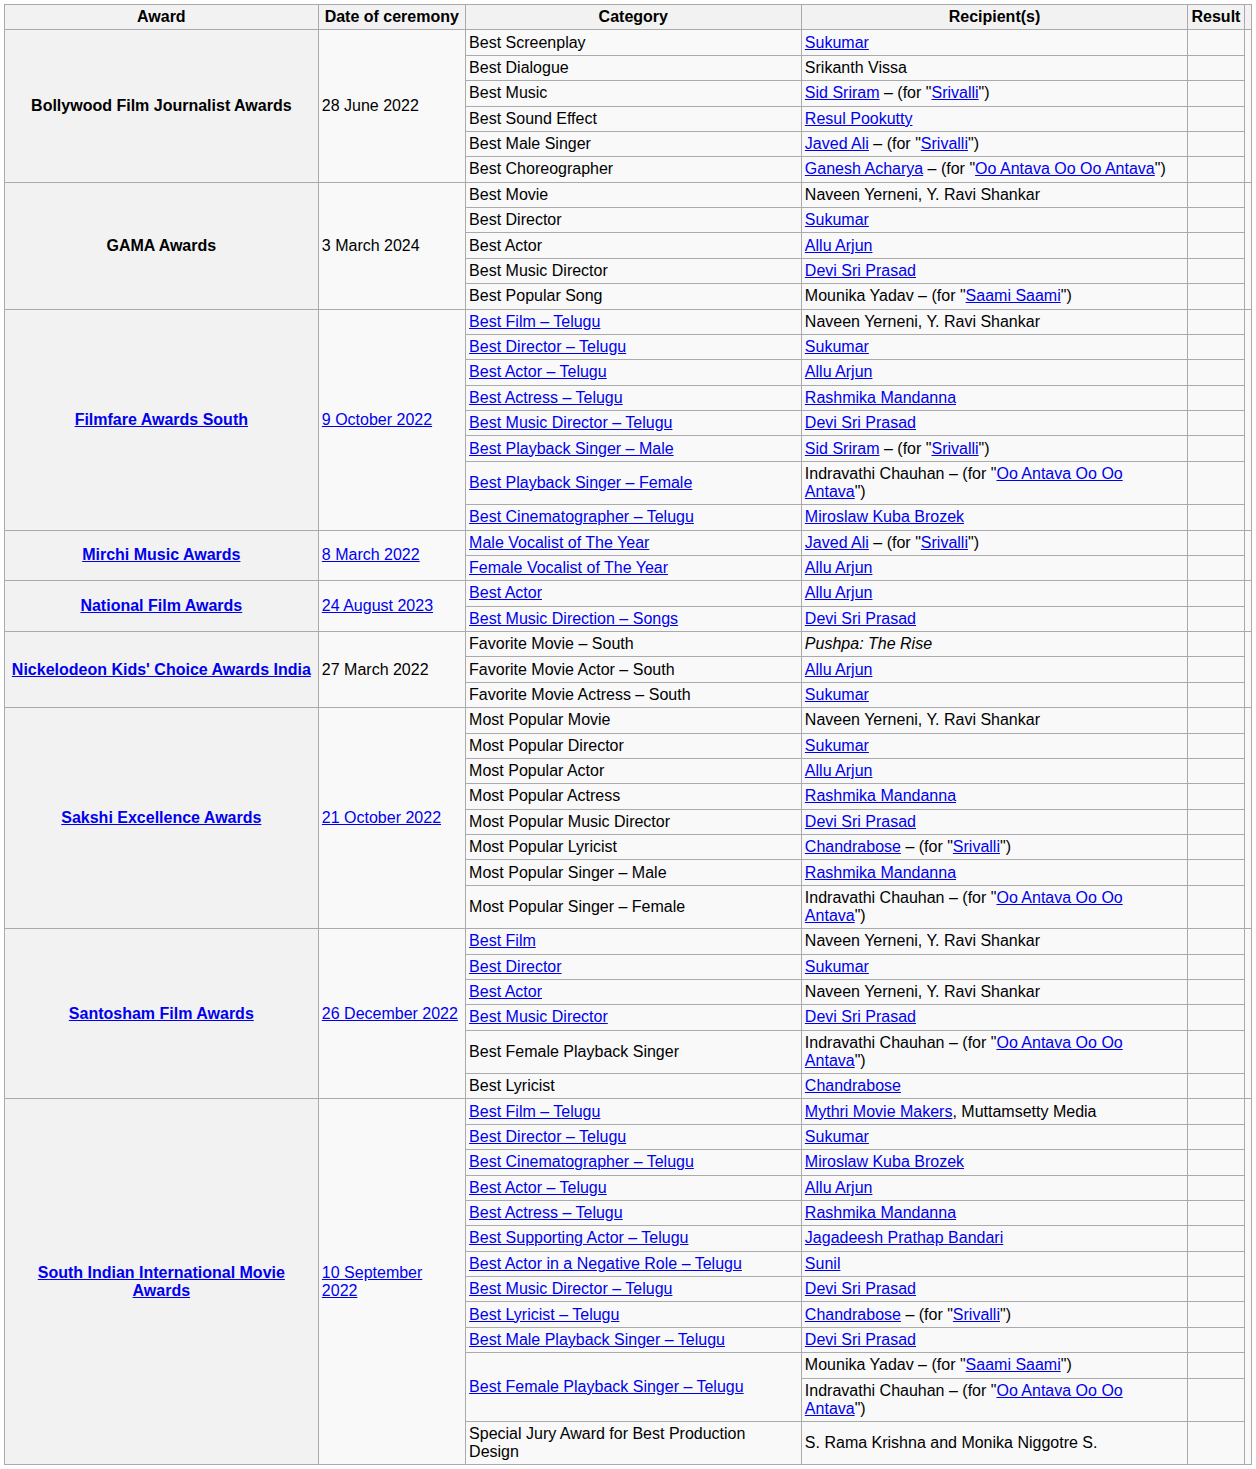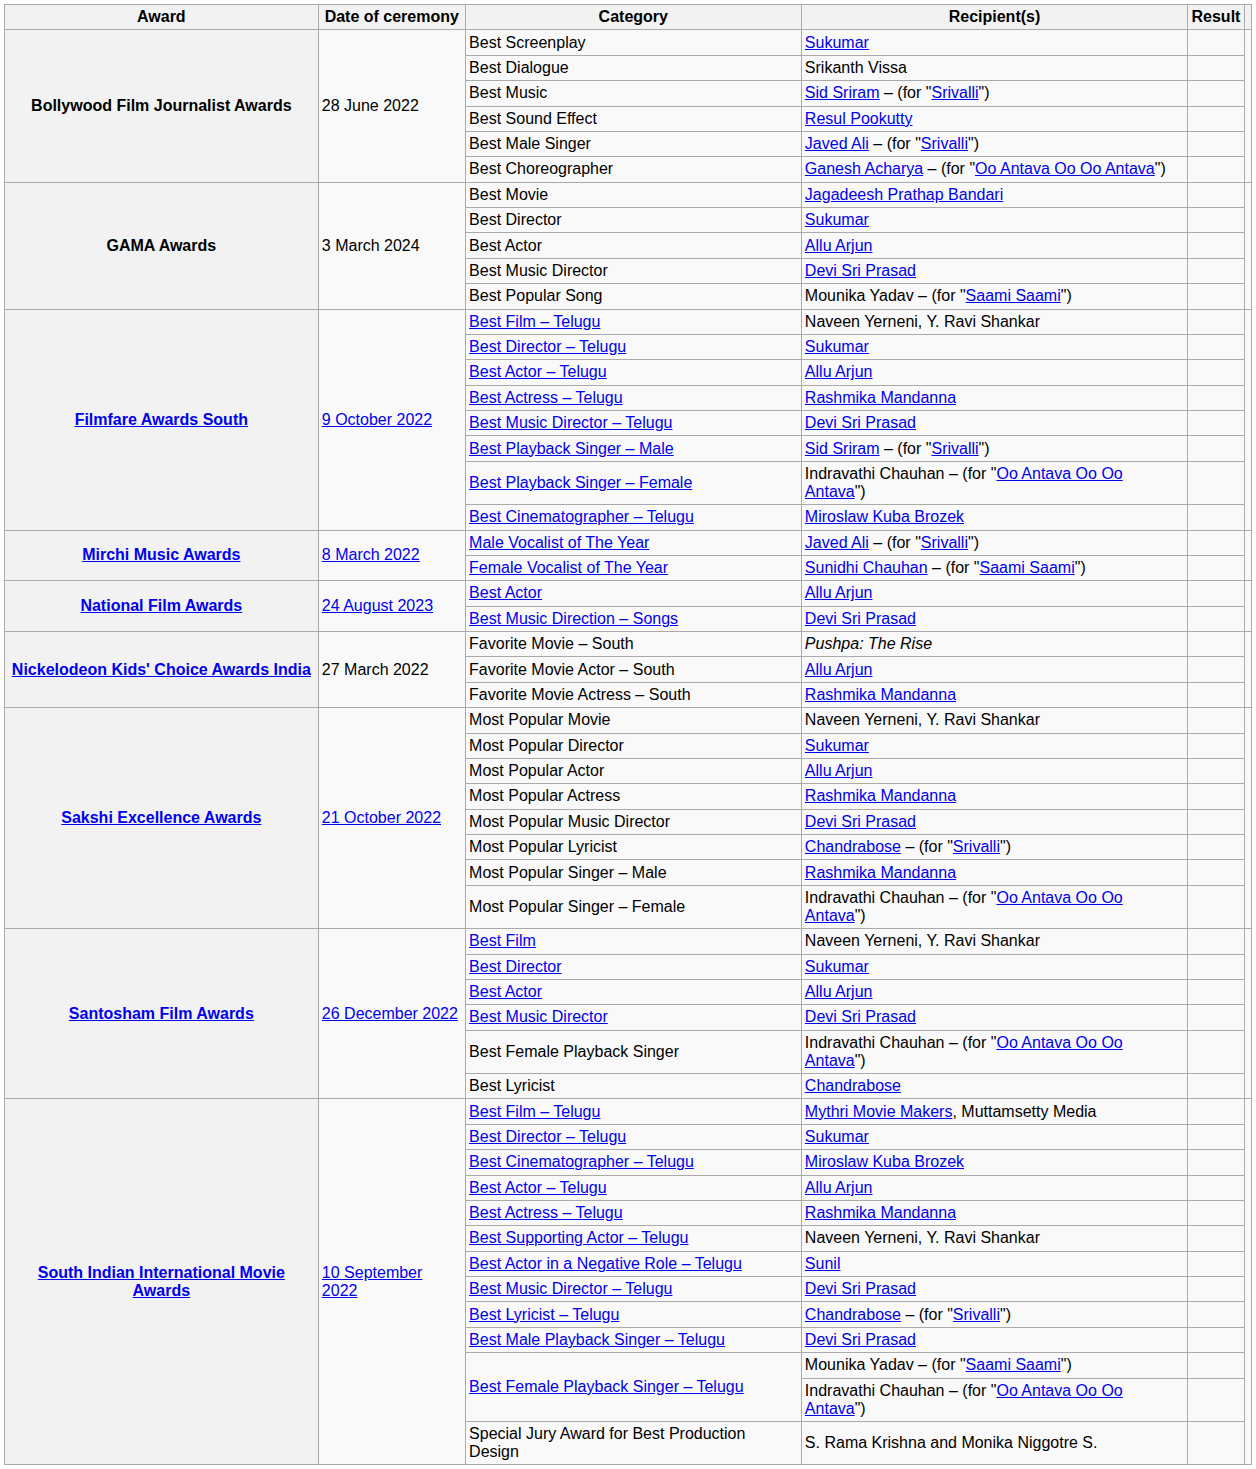(922, 194) Naveen Yerneni, Y. Ravi Shankar -> (904, 194) Jagadeesh Prathap Bandari
(839, 568) Allu Arjun -> (945, 568) Sunidhi Chauhan – (for "Saami Saami")
(837, 694) Sukumar -> (880, 694) Rashmika Mandanna
(922, 992) Naveen Yerneni, Y. Ravi Shankar -> (839, 992) Allu Arjun
(904, 1238) Jagadeesh Prathap Bandari -> (922, 1238) Naveen Yerneni, Y. Ravi Shankar
